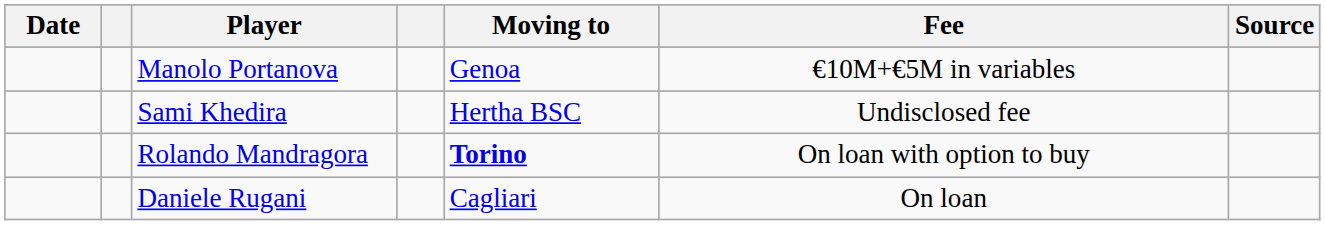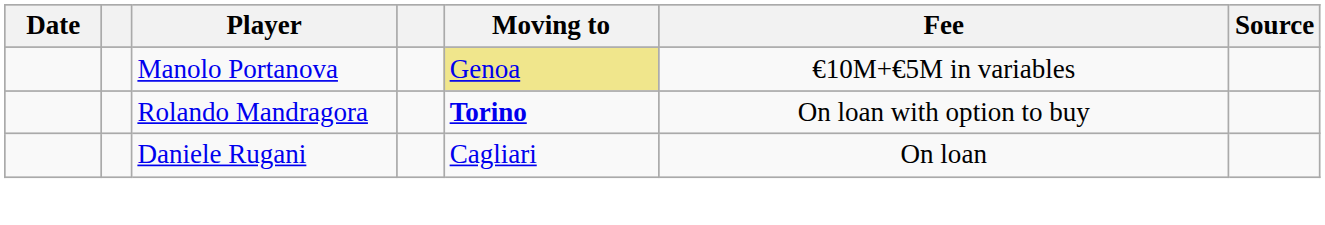(485, 68) no background -> (485, 68) khaki background
- row: (212, 111)
